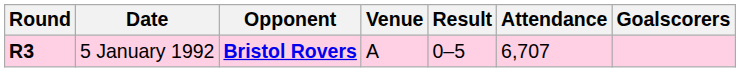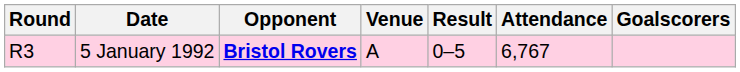(22, 50) bold -> (22, 50) normal
(526, 50) 6,707 -> (526, 50) 6,767
